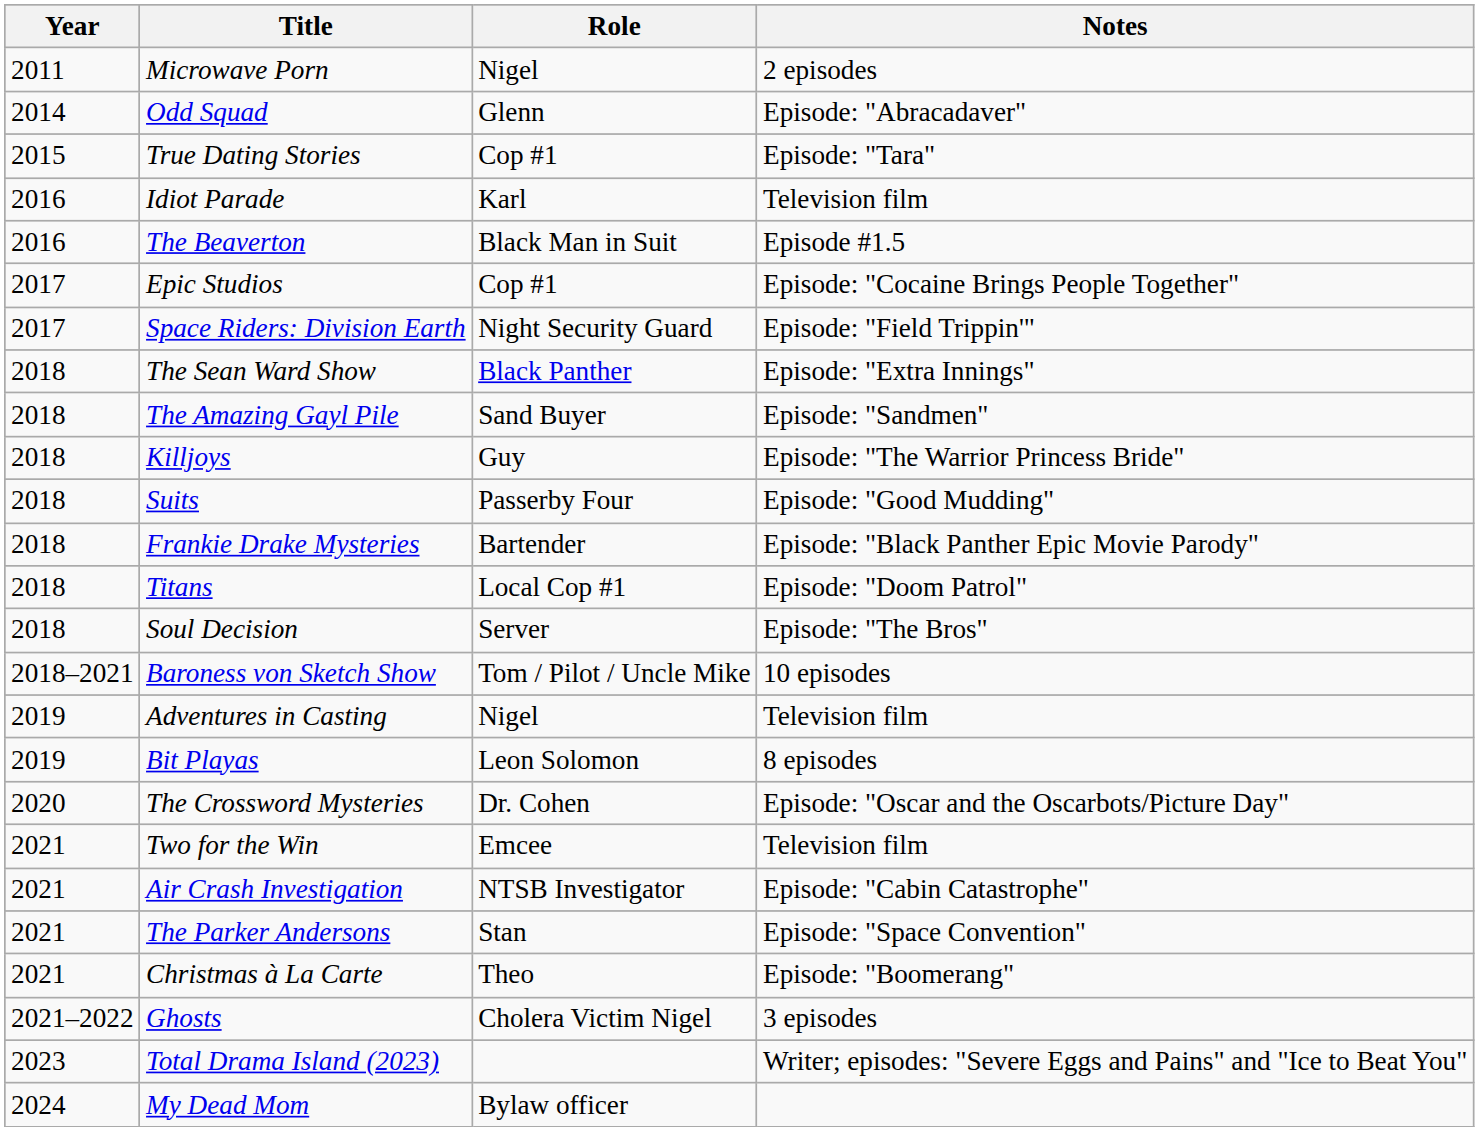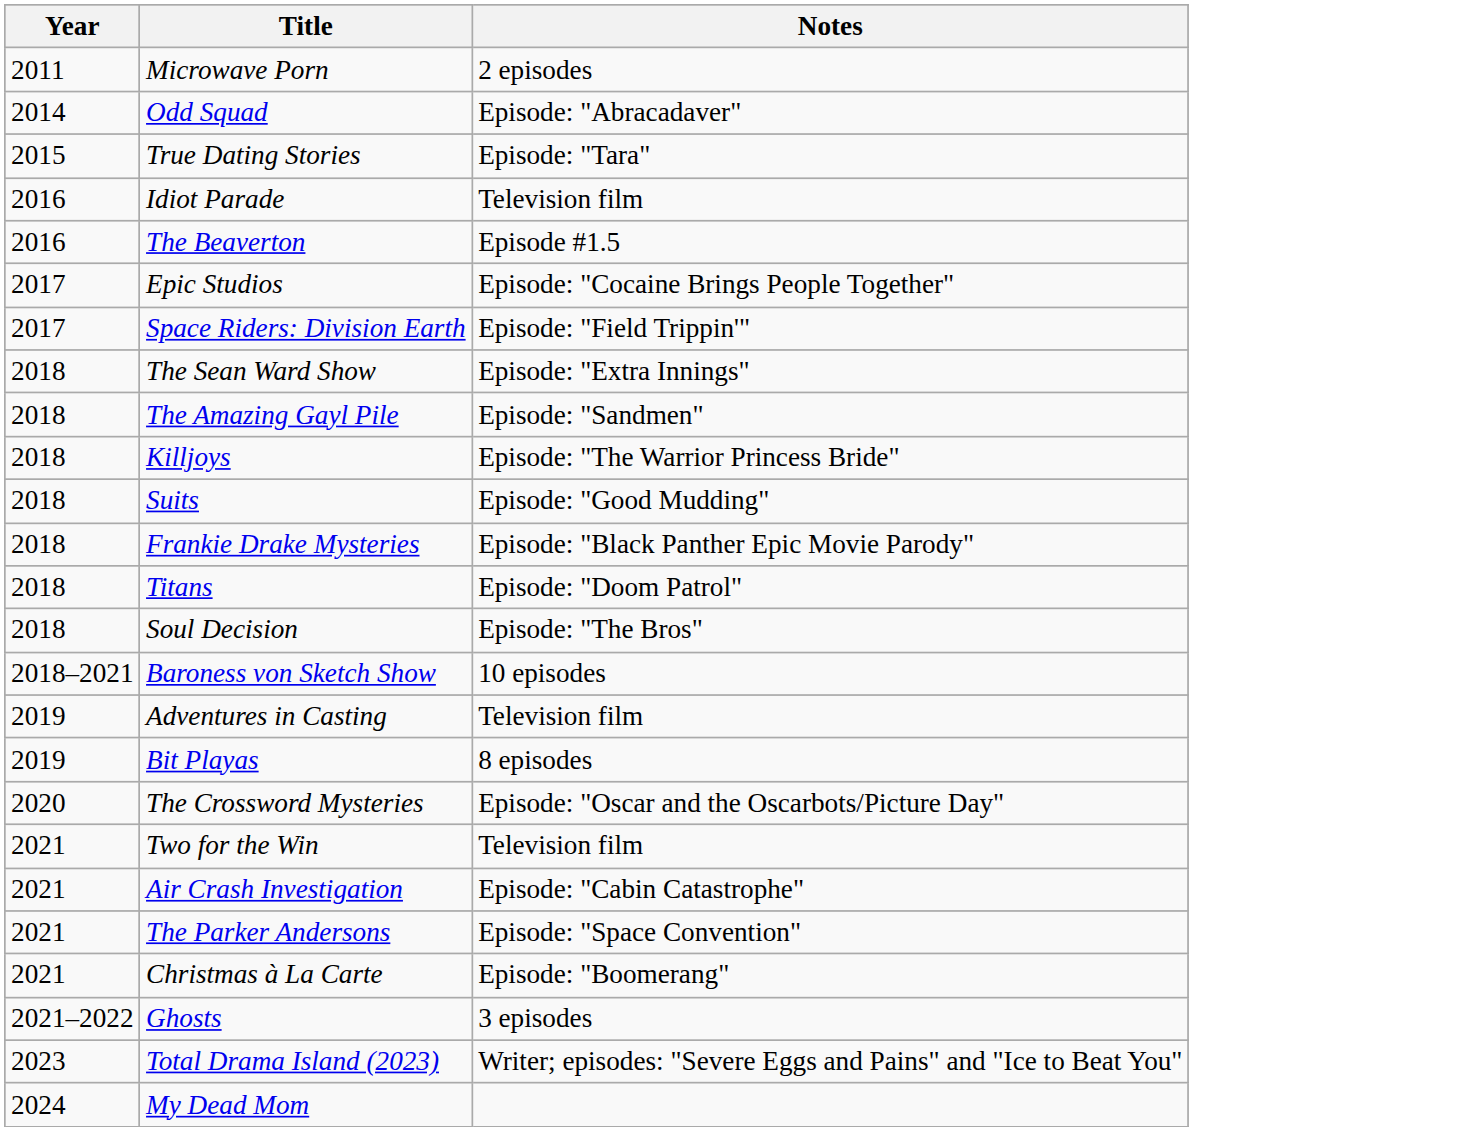- column: (614, 26)
